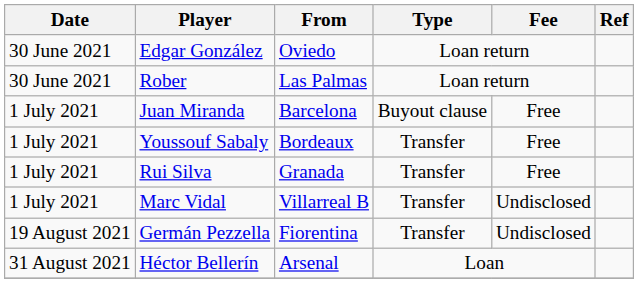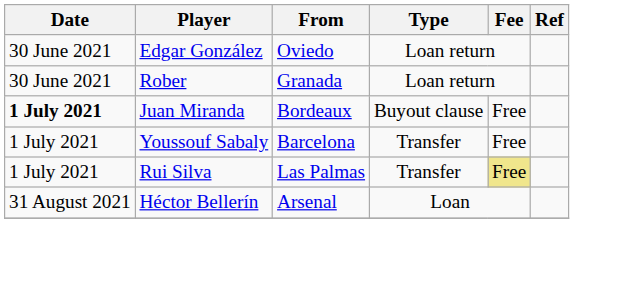(323, 80) Las Palmas -> (310, 80) Granada
(54, 111) normal -> (55, 111) bold
(318, 111) Barcelona -> (314, 111) Bordeaux
(316, 141) Bordeaux -> (316, 141) Barcelona
(311, 171) Granada -> (321, 171) Las Palmas
(543, 171) no background -> (509, 171) khaki background
- row: (183, 202)
- row: (205, 232)
